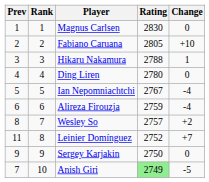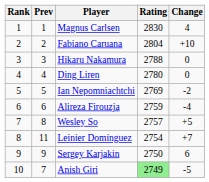columns swapped: (42, 12) <-> (17, 12)
(187, 28) 0 -> (187, 28) 4
(153, 44) 2805 -> (153, 44) 2804
(187, 59) 1 -> (187, 59) 0
(153, 91) 2767 -> (153, 91) 2769
(187, 91) -4 -> (187, 91) -2
(187, 122) +2 -> (187, 122) +5
(153, 138) 2752 -> (153, 138) 2754
(187, 154) 0 -> (187, 154) 6
